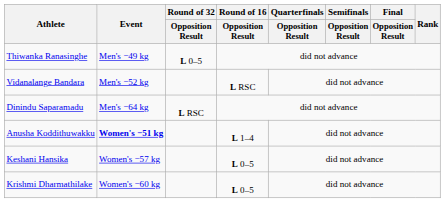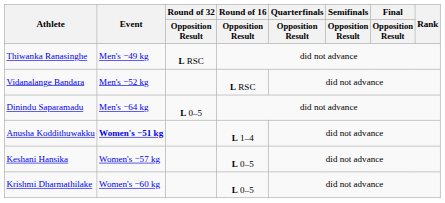(191, 62) L 0–5 -> (191, 62) L RSC
(191, 113) L RSC -> (191, 113) L 0–5
